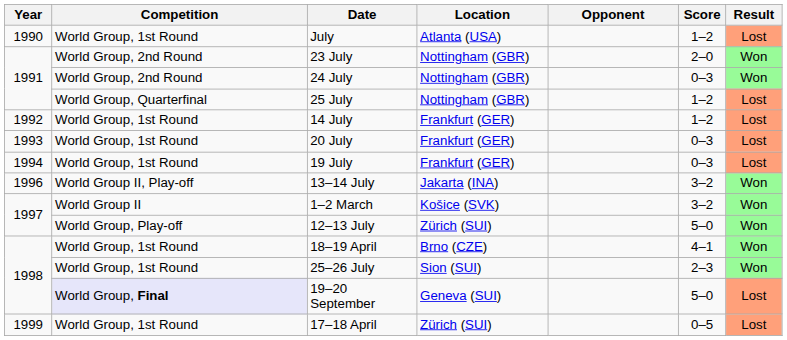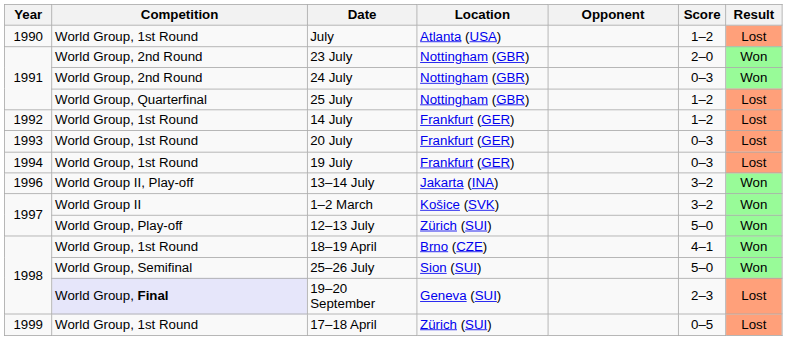(127, 267) World Group, 1st Round -> (124, 267) World Group, Semifinal
(702, 267) 2–3 -> (702, 267) 5–0
(702, 296) 5–0 -> (702, 296) 2–3
